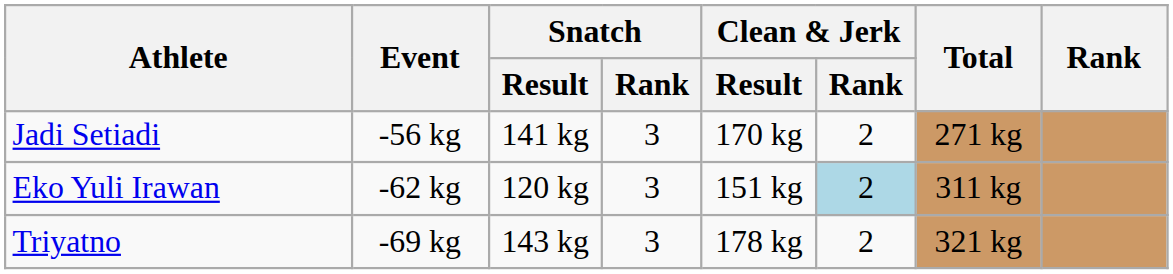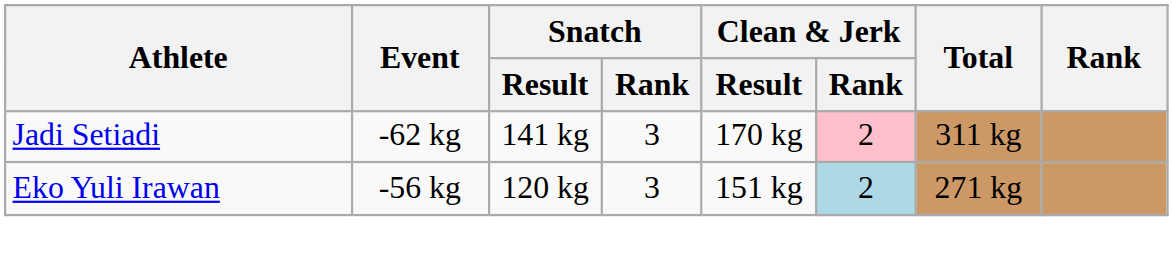(420, 136) -56 kg -> (420, 136) -62 kg
(866, 136) no background -> (866, 136) pink background
(978, 136) 271 kg -> (978, 136) 311 kg
(420, 188) -62 kg -> (420, 188) -56 kg
(978, 188) 311 kg -> (978, 188) 271 kg
- row: (67, 241)
